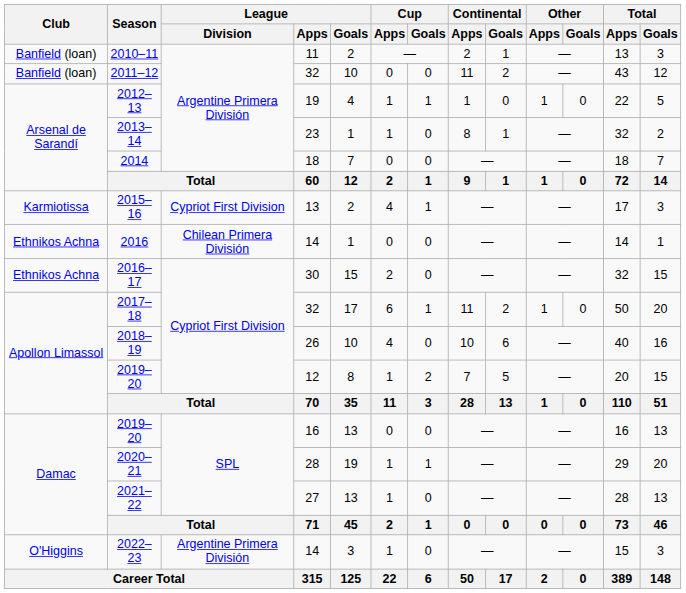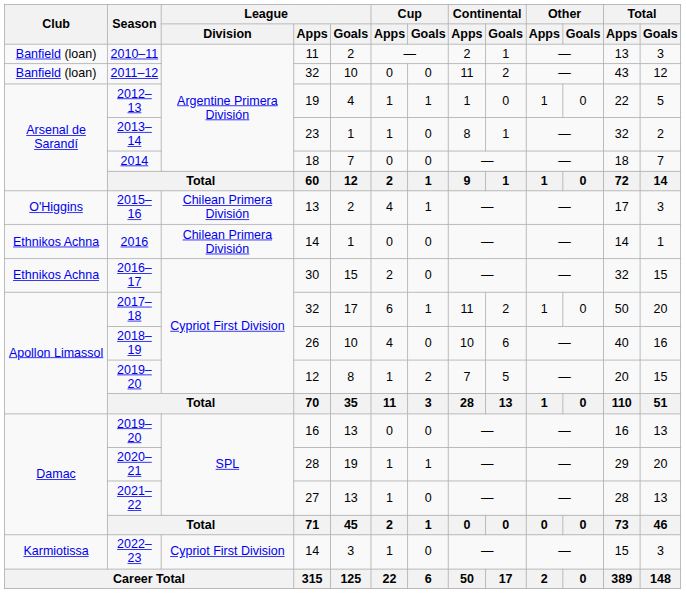(56, 207) Karmiotissa -> (56, 207) O'Higgins
(227, 207) Cypriot First Division -> (227, 207) Chilean Primera División
(56, 551) O'Higgins -> (56, 551) Karmiotissa
(227, 551) Argentine Primera División -> (227, 551) Cypriot First Division
